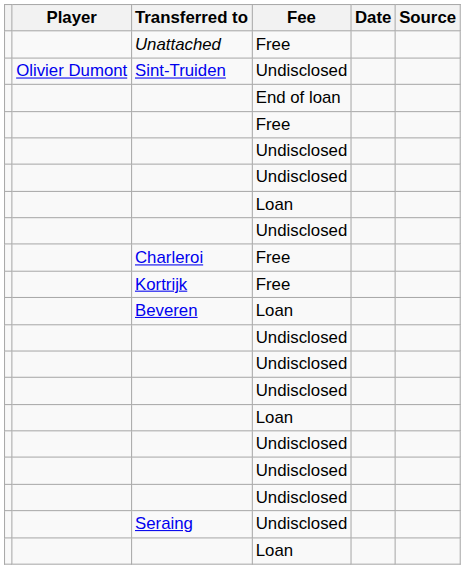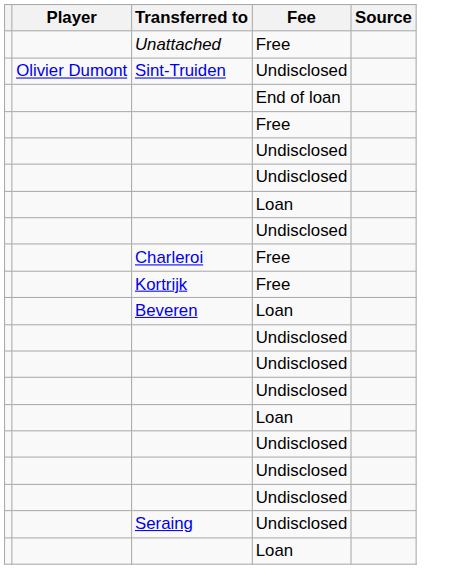- column: (373, 17)
